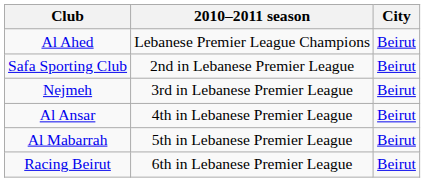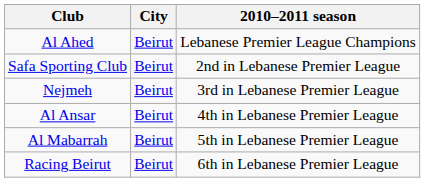columns swapped: (396, 16) <-> (252, 16)
